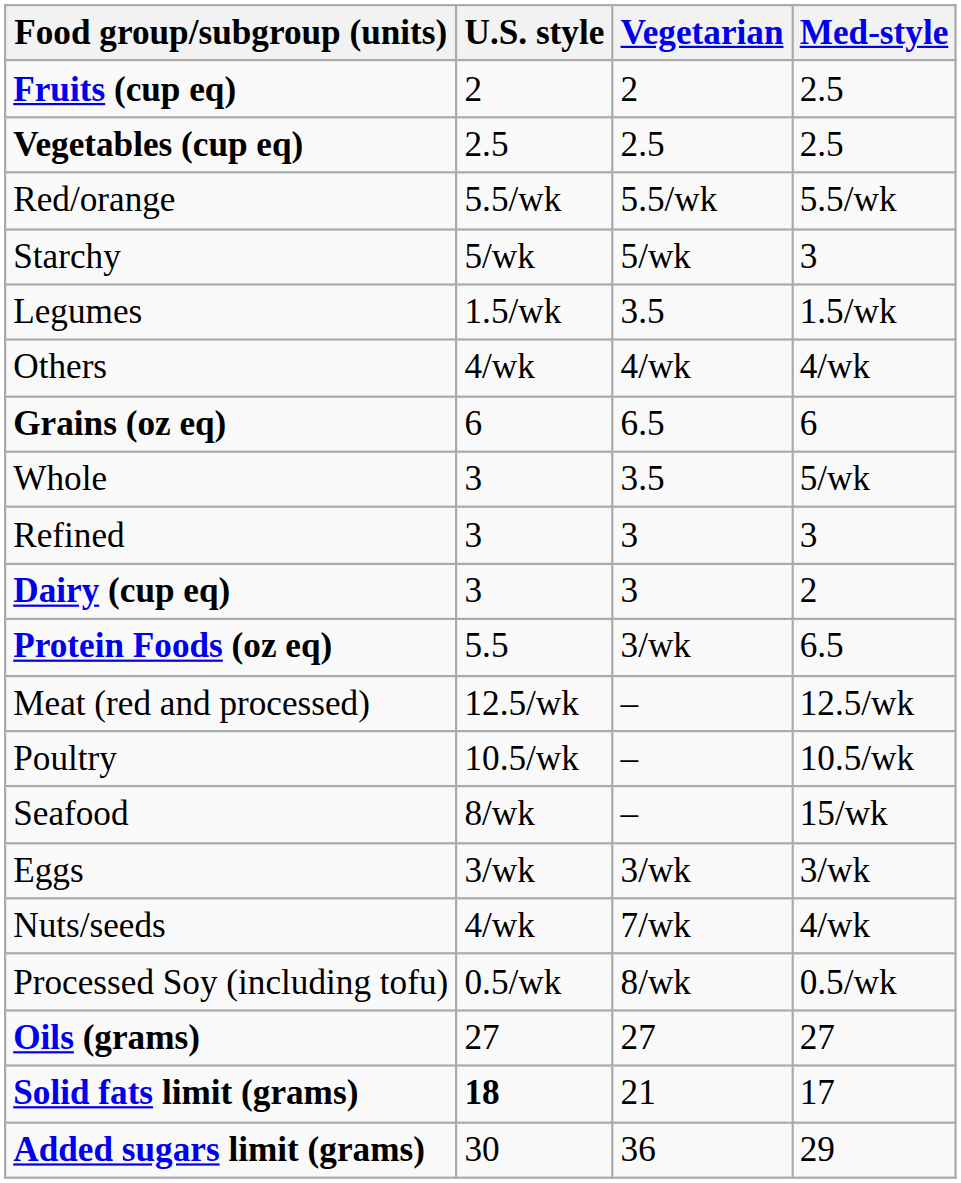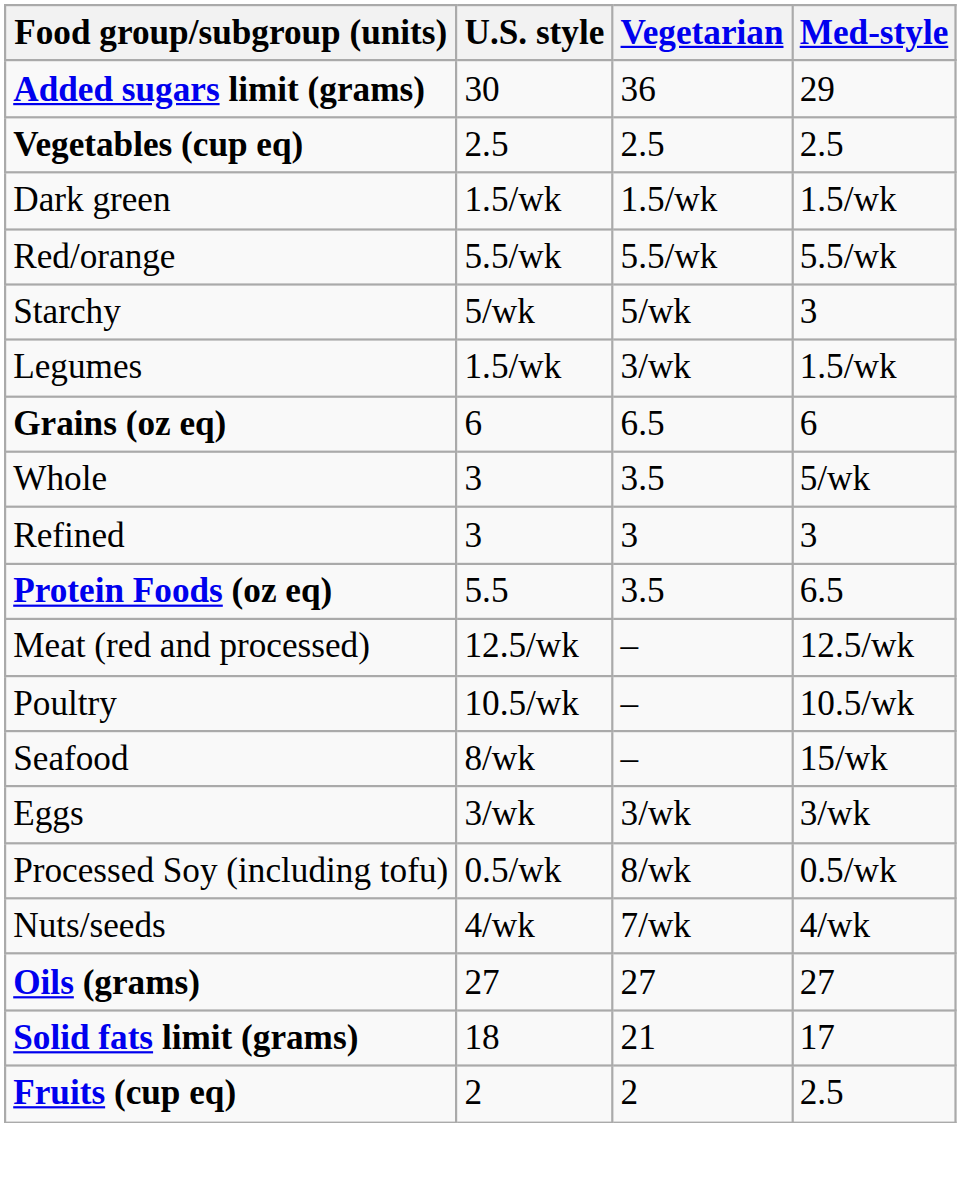rows swapped: (125, 88) <-> (219, 1148)
+ row: (92, 199)
(643, 311) 3.5 -> (656, 367) 3/wk
- row: (60, 367)
- row: (122, 590)
(656, 646) 3/wk -> (643, 590) 3.5
rows swapped: (89, 925) <-> (231, 981)
(482, 1093) bold -> (482, 1037) normal
